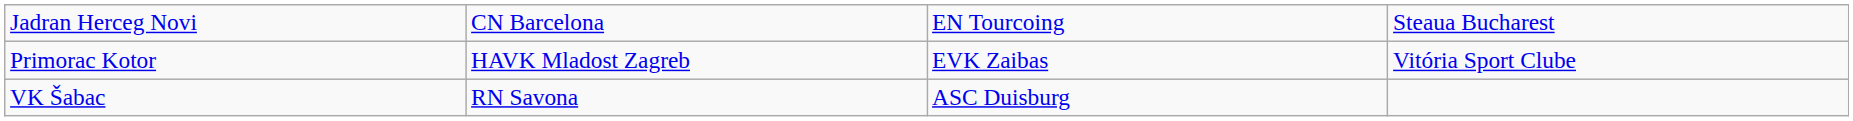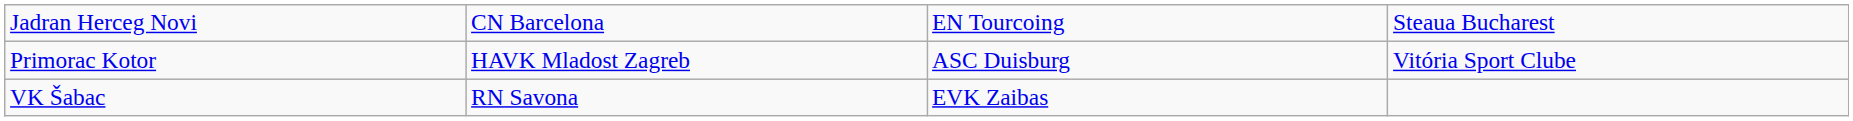(990, 60) EVK Zaibas -> (1001, 60) ASC Duisburg
(1001, 97) ASC Duisburg -> (990, 97) EVK Zaibas
